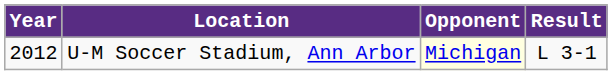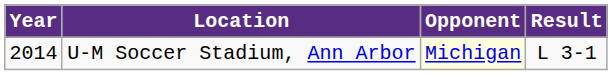(34, 54) 2012 -> (34, 54) 2014
